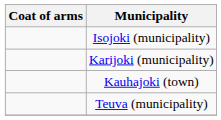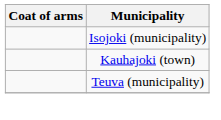- row: (151, 60)
